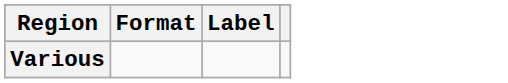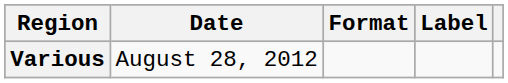+ column: (217, 23)
